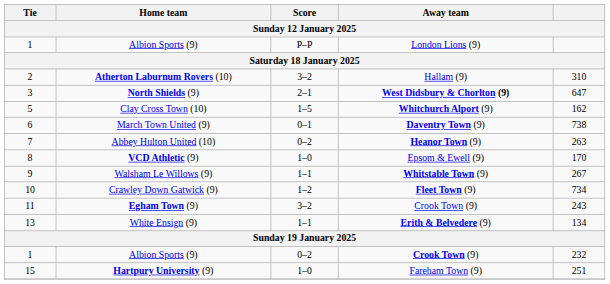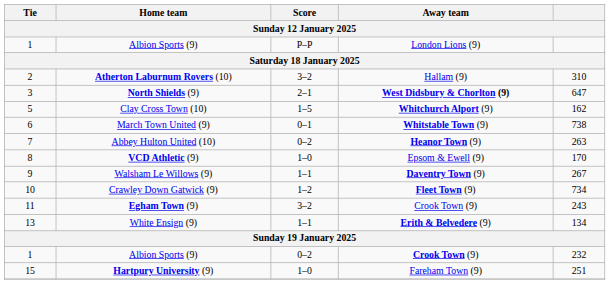(446, 126) Daventry Town (9) -> (446, 126) Whitstable Town (9)
(446, 174) Whitstable Town (9) -> (446, 174) Daventry Town (9)
